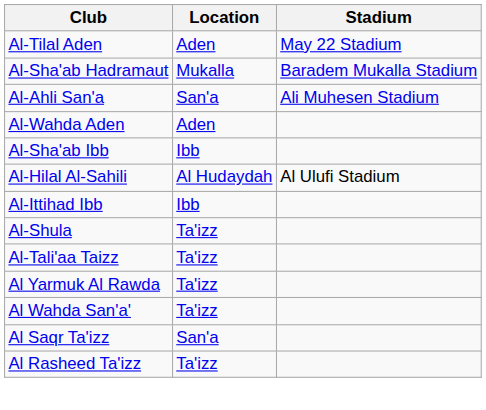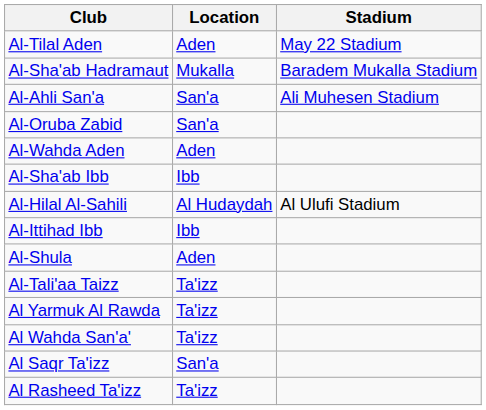+ row: (65, 124)
(197, 230) Ta'izz -> (196, 257) Aden
